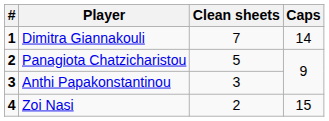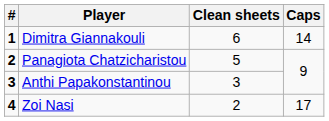(236, 37) 7 -> (236, 37) 6
(303, 104) 15 -> (303, 104) 17
